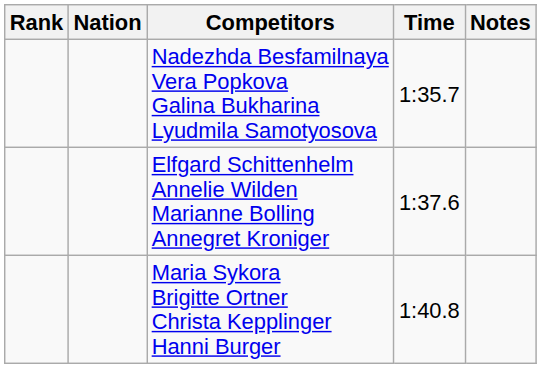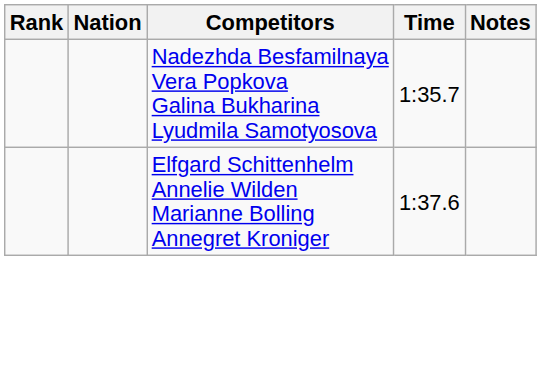- row: (242, 310)
